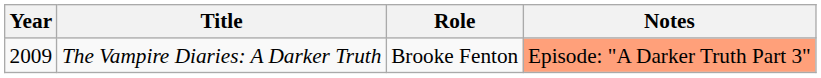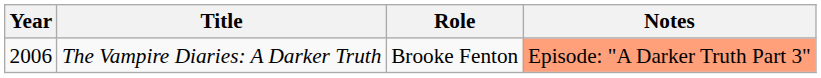(31, 55) 2009 -> (31, 55) 2006
